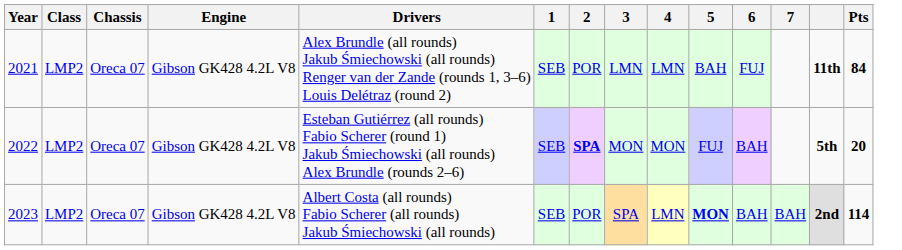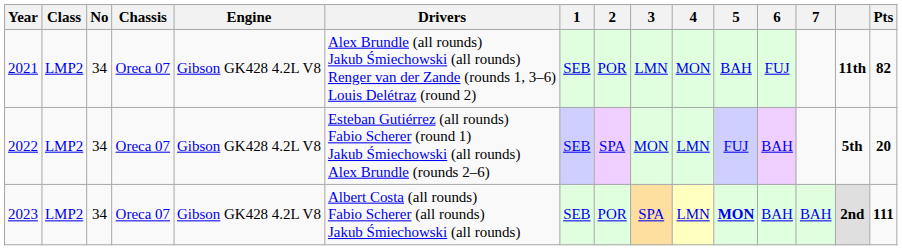+ column: (99, 17)
(668, 68) LMN -> (693, 68) MON
(858, 68) 84 -> (883, 68) 82
(587, 146) bold -> (612, 146) normal
(668, 146) MON -> (693, 146) LMN
(858, 215) 114 -> (883, 215) 111
